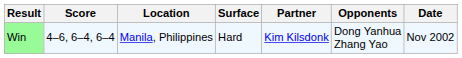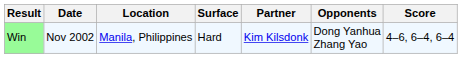columns swapped: (430, 13) <-> (80, 13)
